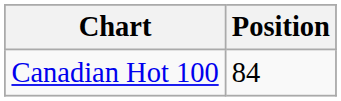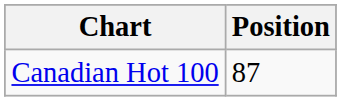(246, 72) 84 -> (246, 72) 87
